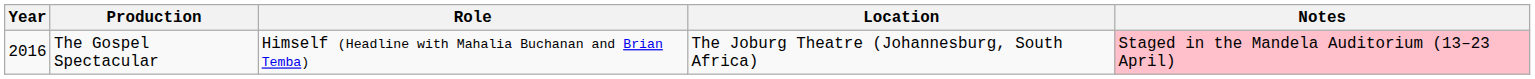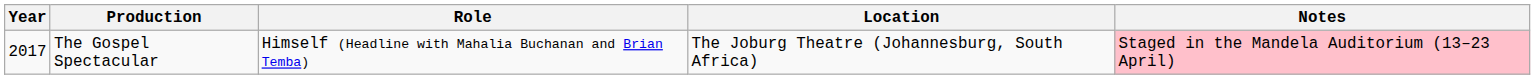(27, 53) 2016 -> (27, 53) 2017
